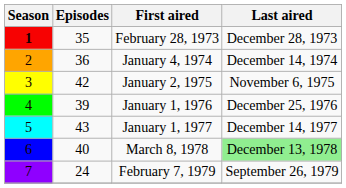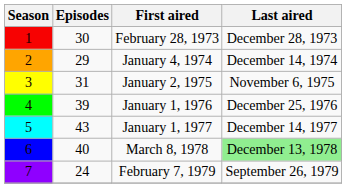(28, 37) bold -> (28, 37) normal
(82, 37) 35 -> (82, 37) 30
(82, 60) 36 -> (82, 60) 29
(82, 82) 42 -> (82, 82) 31
